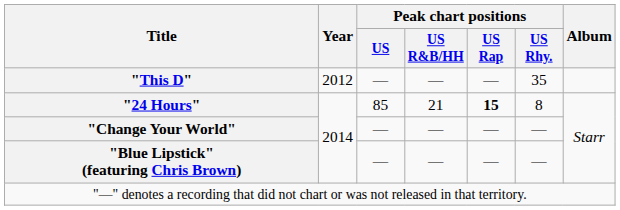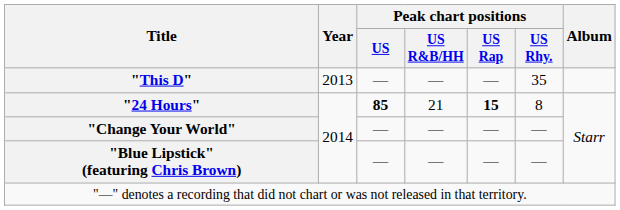(338, 80) 2012 -> (338, 80) 2013
(381, 104) normal -> (381, 104) bold
